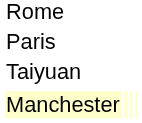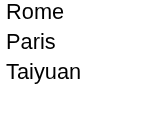- row: (63, 104)
